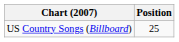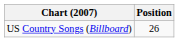(154, 28) 25 -> (154, 28) 26
